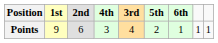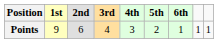columns swapped: (132, 12) <-> (107, 12)
